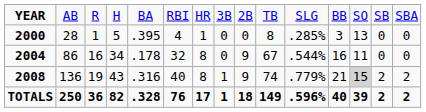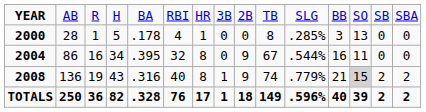(145, 35) .395 -> (145, 35) .178
(145, 56) .178 -> (145, 56) .395
